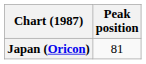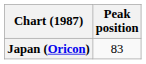(117, 48) 81 -> (117, 48) 83
